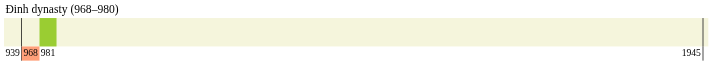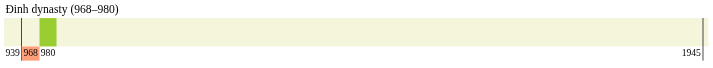(48, 53) 981 -> (48, 53) 980
